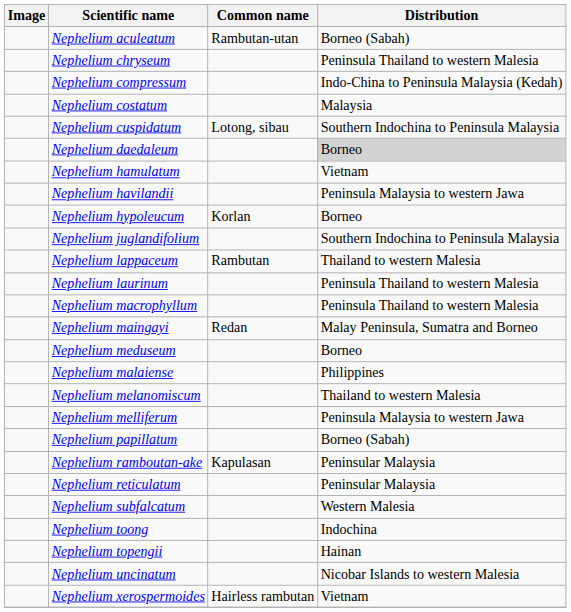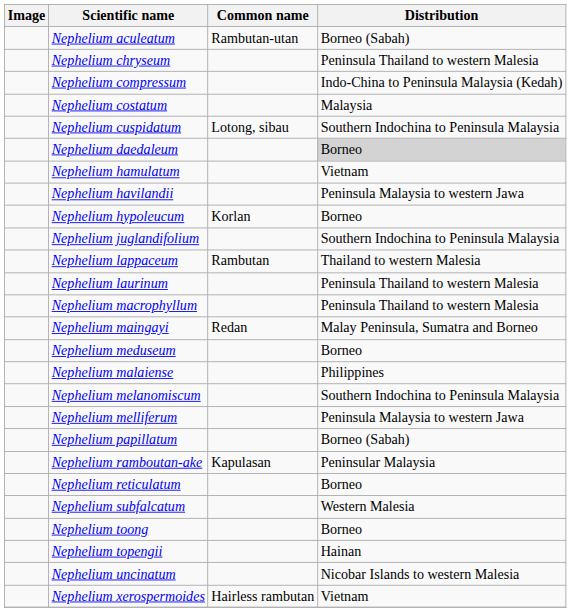(401, 395) Thailand to western Malesia -> (440, 395) Southern Indochina to Peninsula Malaysia
(378, 484) Peninsular Malaysia -> (341, 484) Borneo
(349, 529) Indochina -> (341, 529) Borneo
